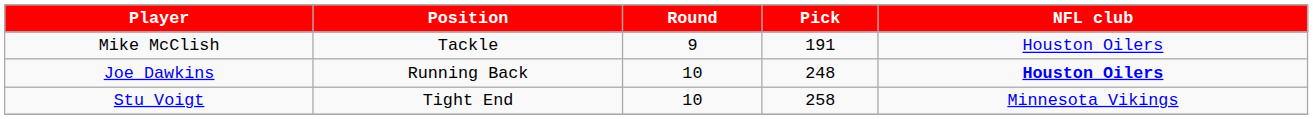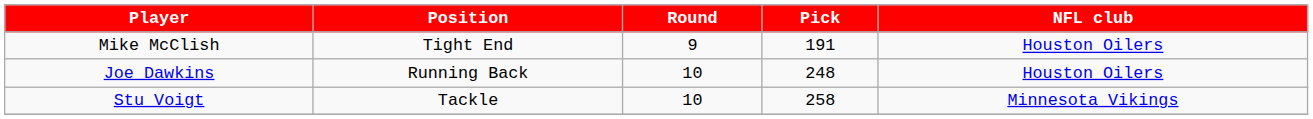(468, 46) Tackle -> (468, 46) Tight End
(1093, 73) bold -> (1093, 73) normal
(468, 100) Tight End -> (468, 100) Tackle
